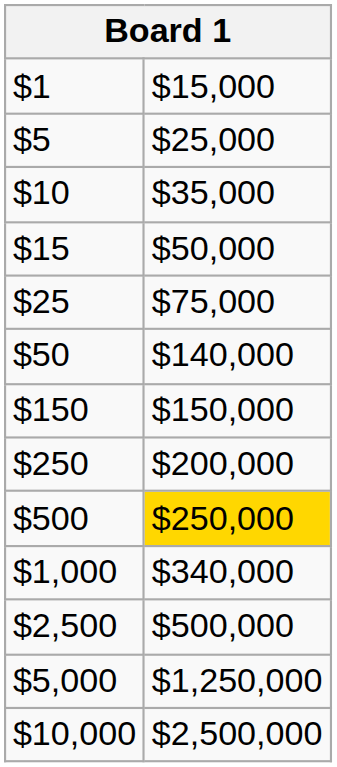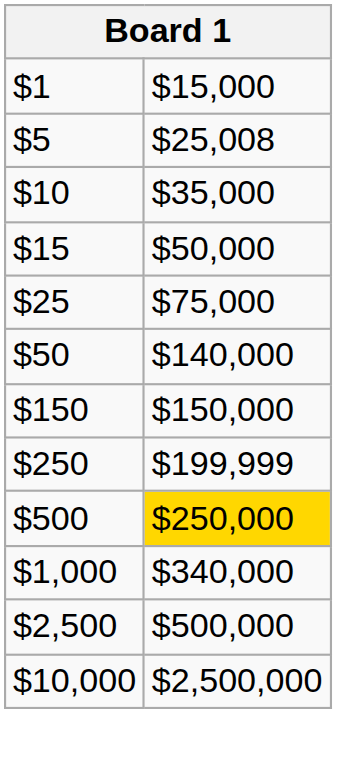(213, 139) $25,000 -> (213, 139) $25,008
(223, 463) $200,000 -> (223, 463) $199,999
- row: (65, 680)
